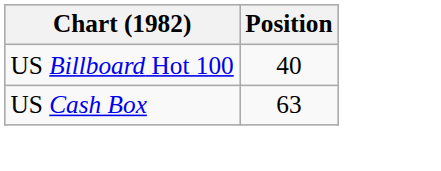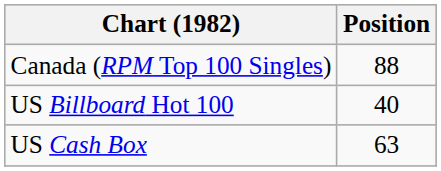+ row: (171, 64)
